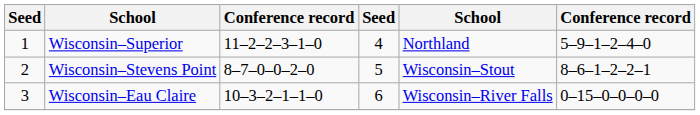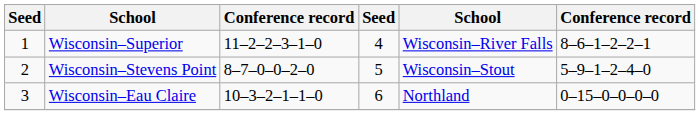(436, 43) Northland -> (478, 43) Wisconsin–River Falls
(606, 43) 5–9–1–2–4–0 -> (606, 43) 8–6–1–2–2–1
(606, 69) 8–6–1–2–2–1 -> (606, 69) 5–9–1–2–4–0
(478, 95) Wisconsin–River Falls -> (436, 95) Northland
